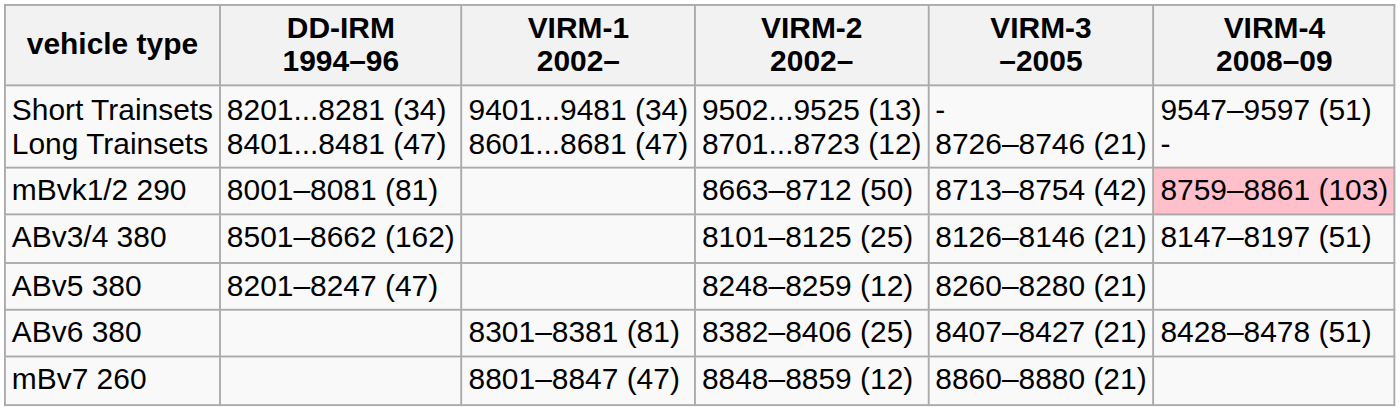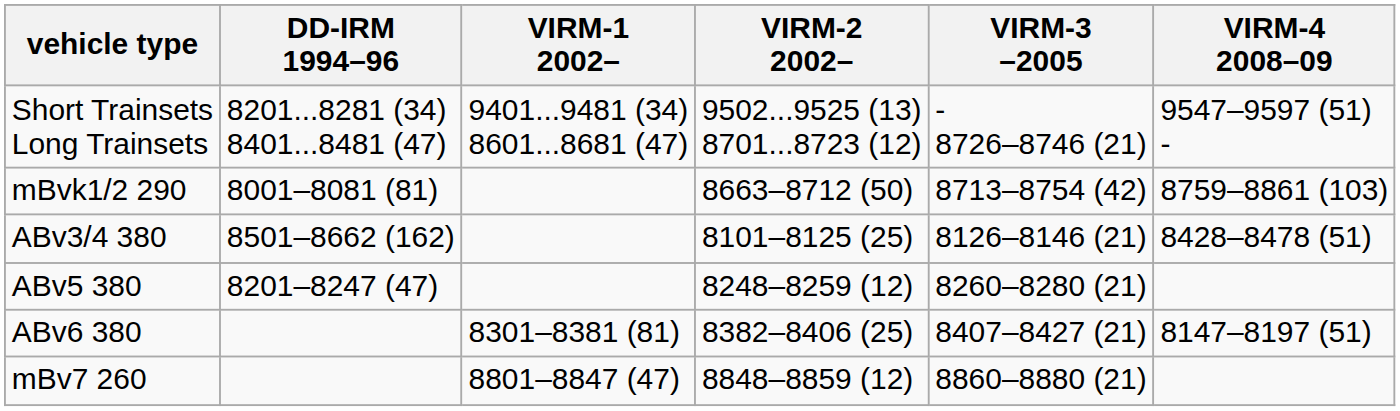(1274, 190) pink background -> (1274, 190) no background
(1266, 237) 8147–8197 (51) -> (1266, 237) 8428–8478 (51)
(1266, 332) 8428–8478 (51) -> (1266, 332) 8147–8197 (51)
